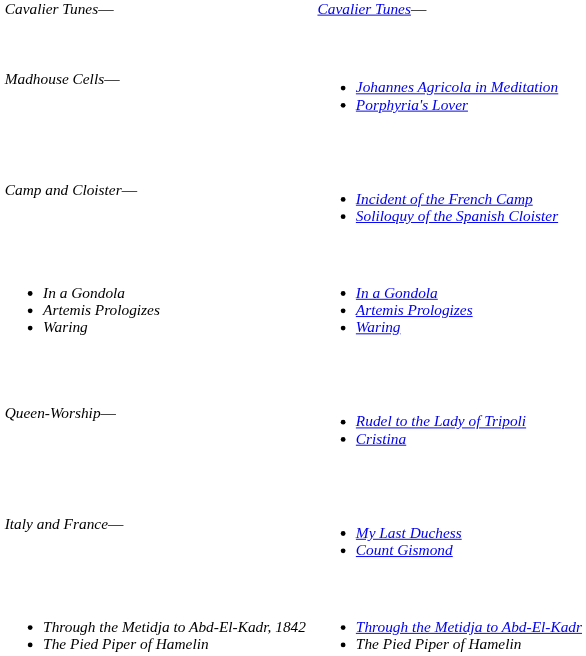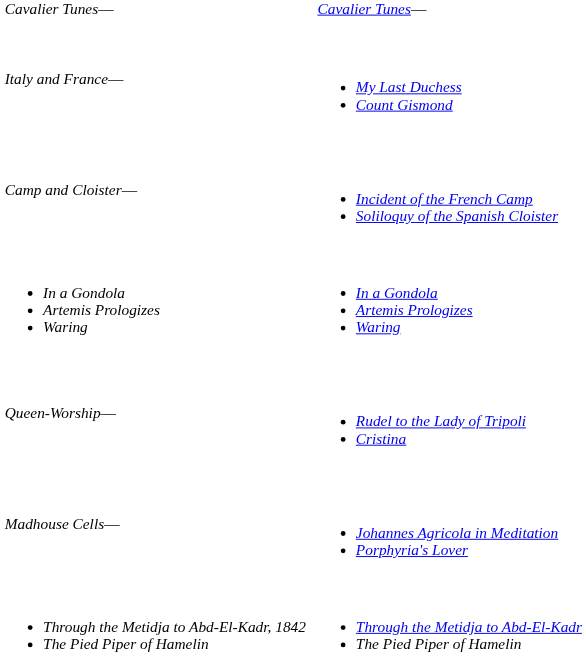rows swapped: (64, 524) <-> (62, 78)
